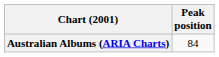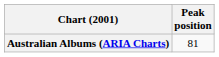(193, 43) 84 -> (193, 43) 81
